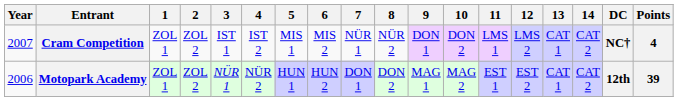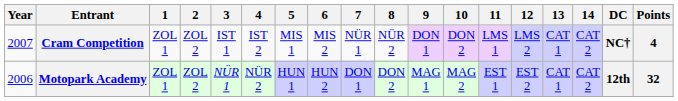(653, 78) 39 -> (653, 78) 32
